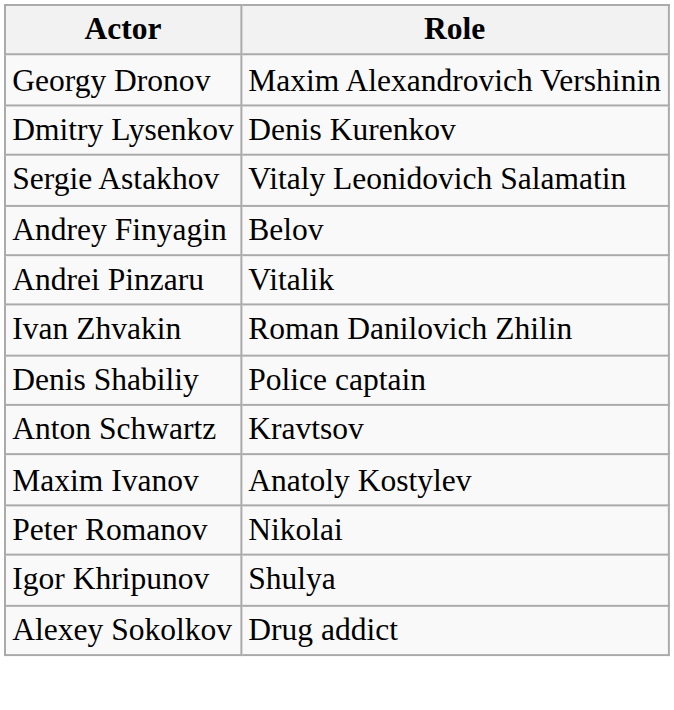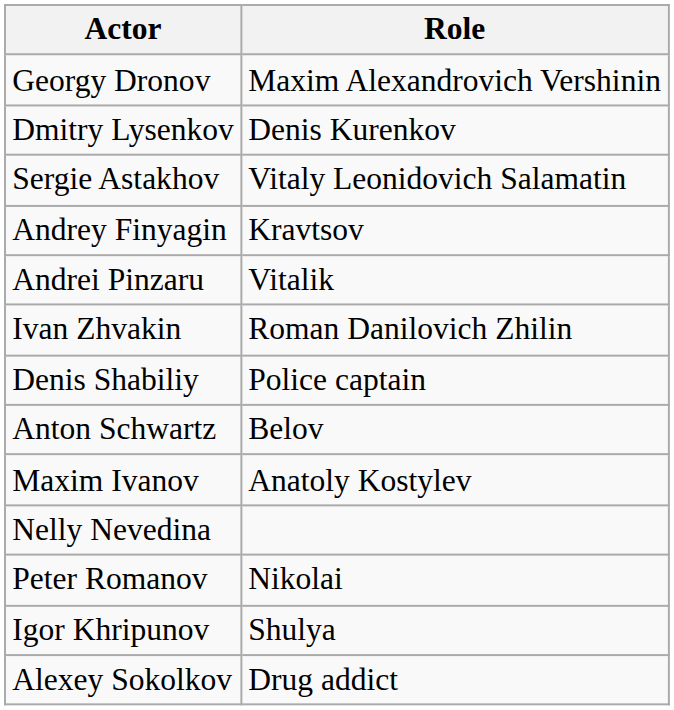(286, 229) Belov -> (306, 229) Kravtsov
(306, 429) Kravtsov -> (286, 429) Belov
+ row: (112, 529)
